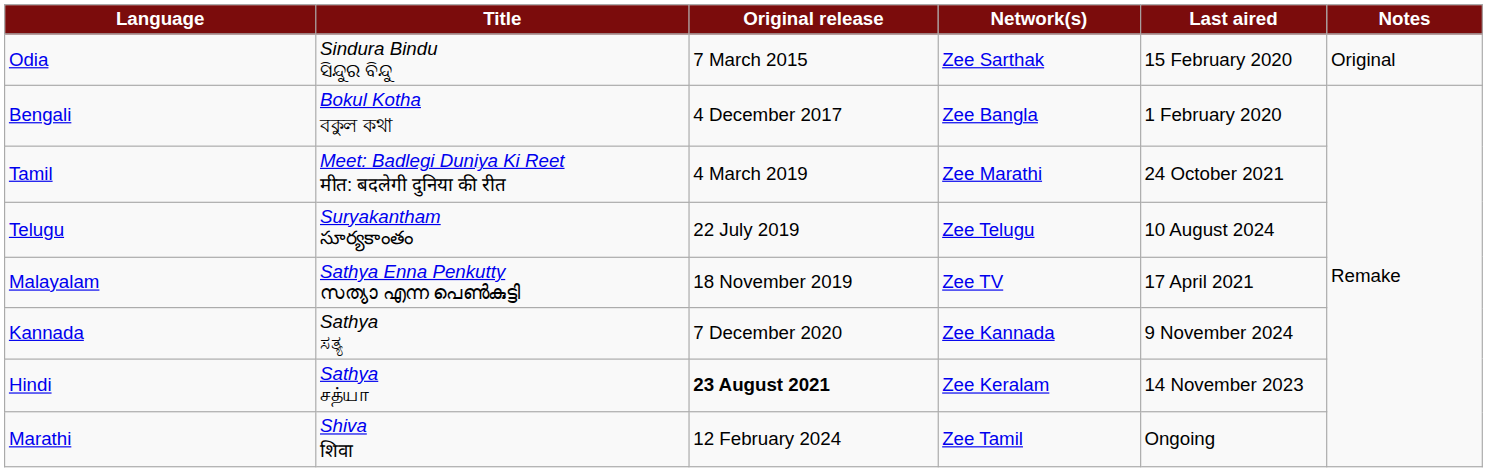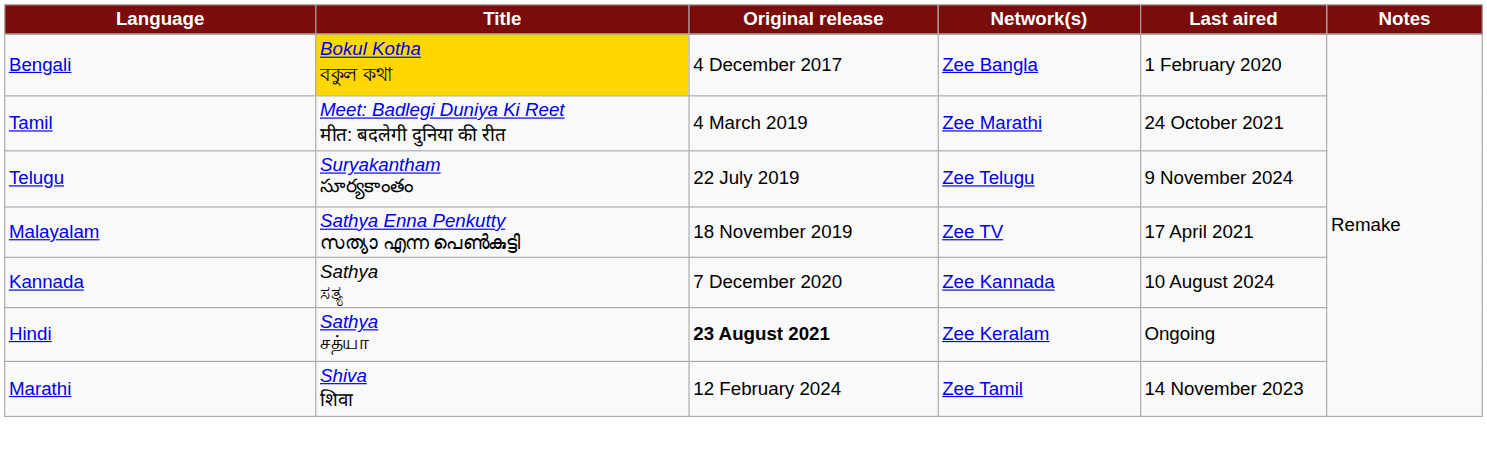- row: (29, 59)
(370, 112) no background -> (370, 61) gold background
(1209, 229) 10 August 2024 -> (1219, 178) 9 November 2024
(1219, 333) 9 November 2024 -> (1209, 282) 10 August 2024
(1224, 385) 14 November 2023 -> (1180, 334) Ongoing
(1180, 439) Ongoing -> (1224, 388) 14 November 2023
